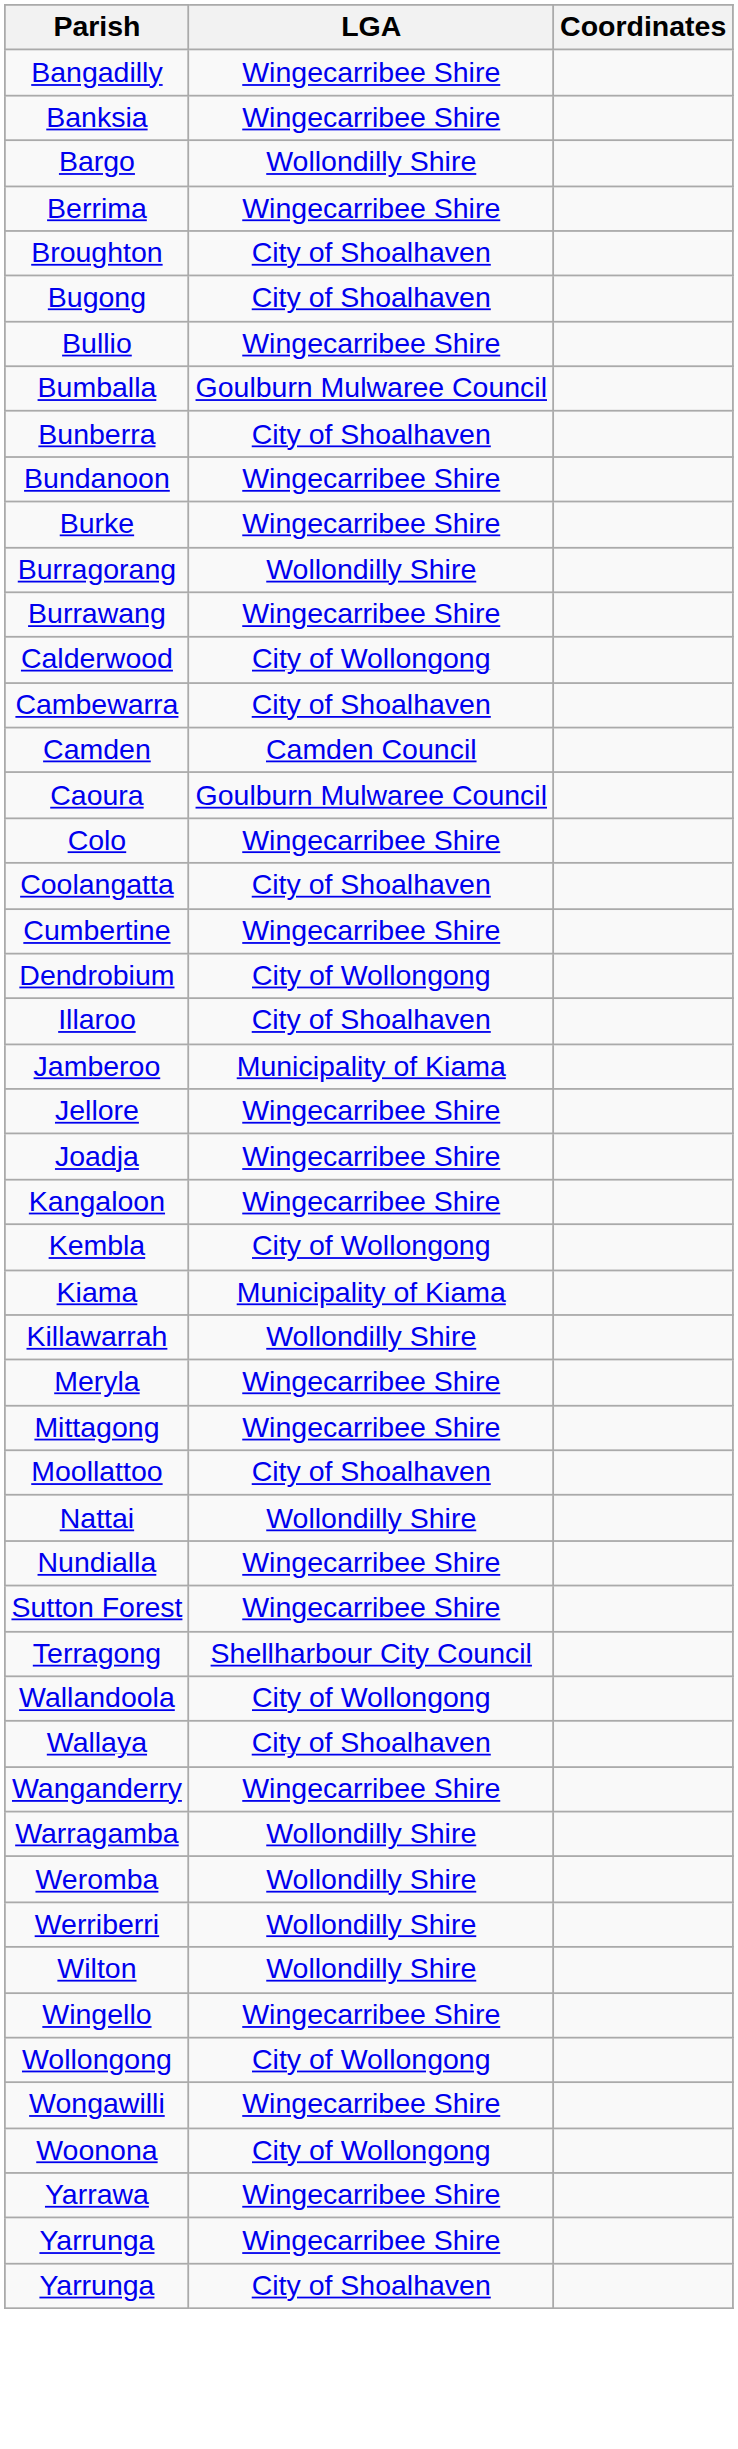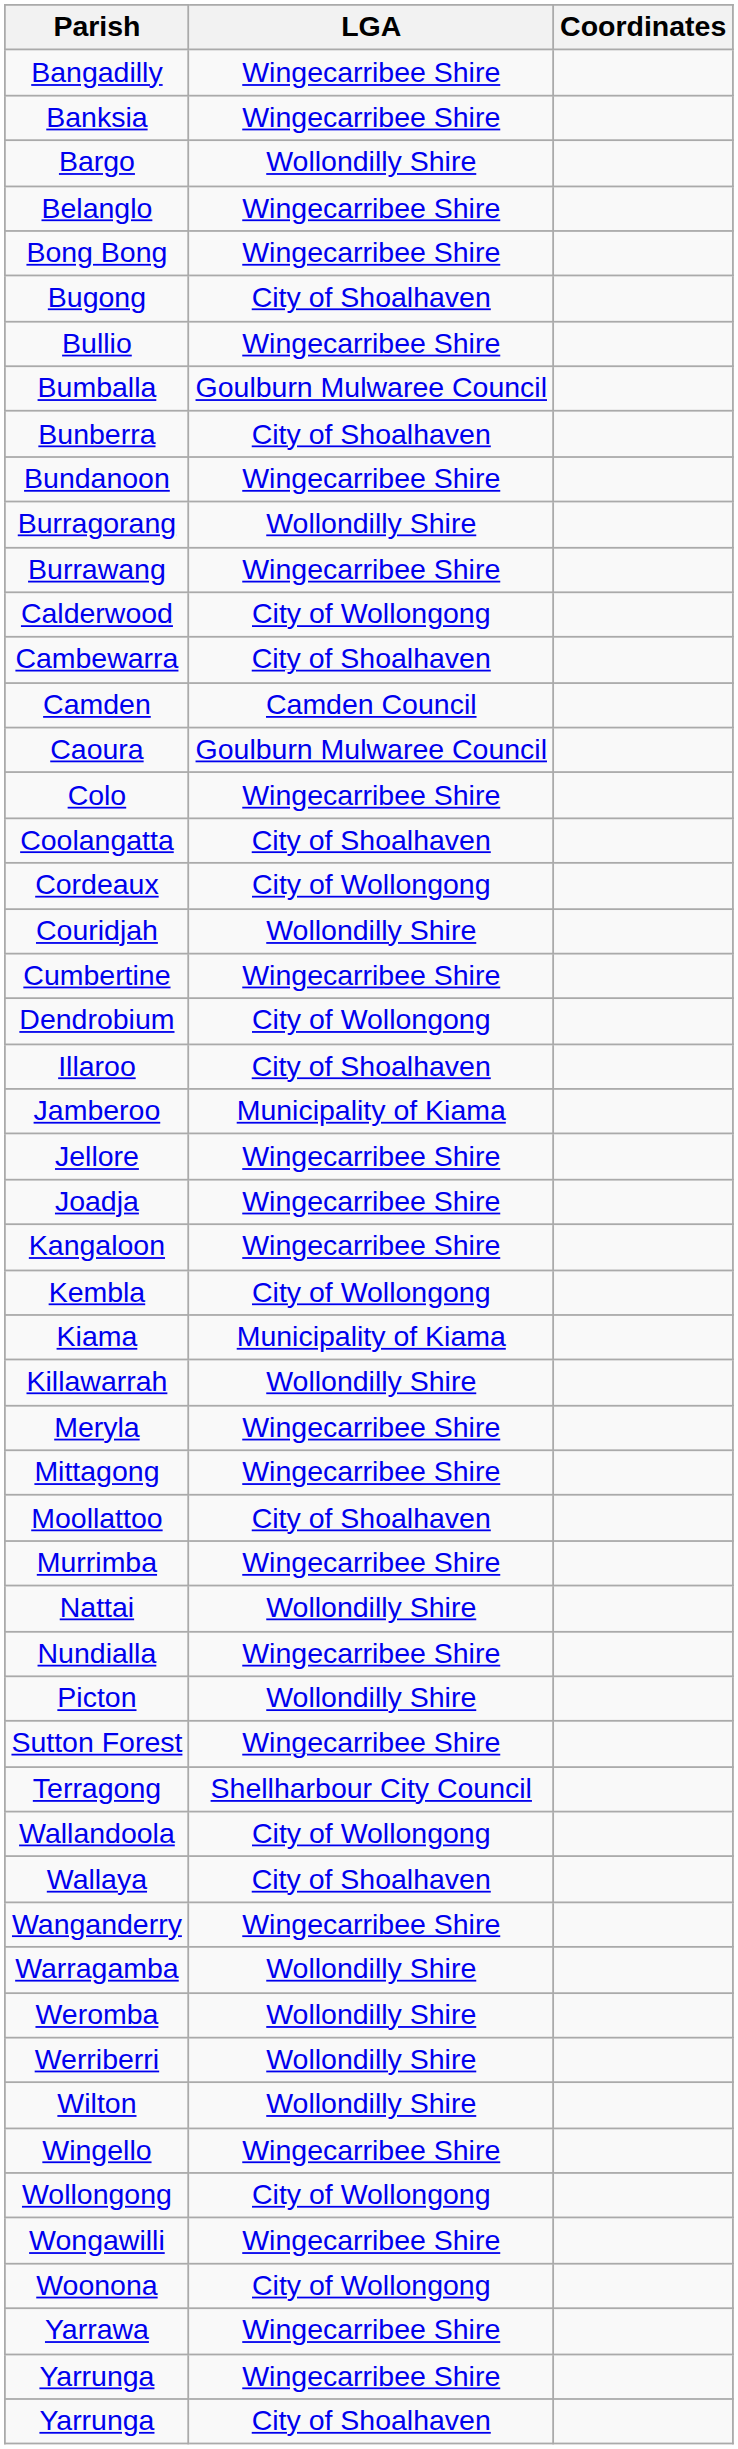+ row: (97, 207)
- row: (97, 207)
+ row: (97, 252)
- row: (97, 252)
- row: (97, 523)
+ row: (97, 885)
+ row: (97, 930)
+ row: (97, 1562)
+ row: (97, 1698)
